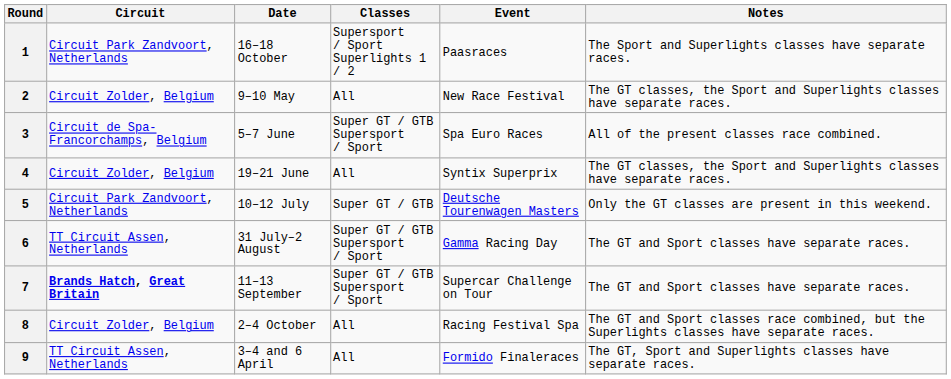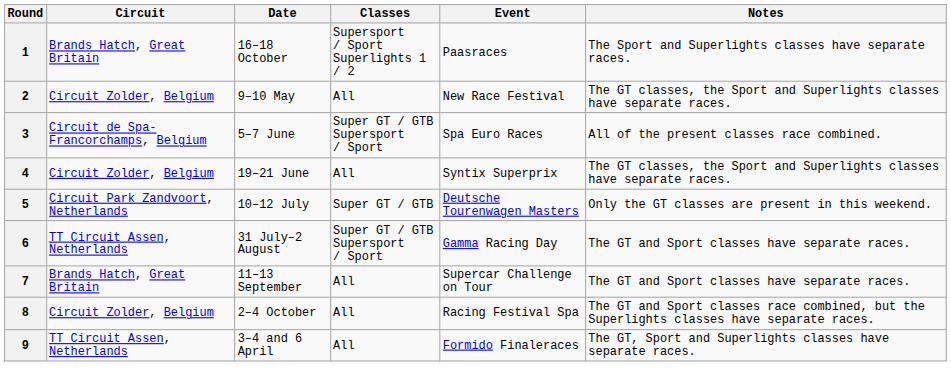(131, 52) Circuit Park Zandvoort, Netherlands -> (117, 52) Brands Hatch, Great Britain
(117, 288) bold -> (117, 282) normal
(383, 288) Super GT / GTB Supersport / Sport -> (344, 282) All
